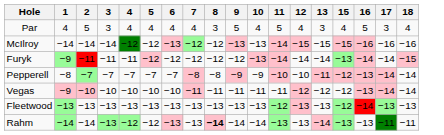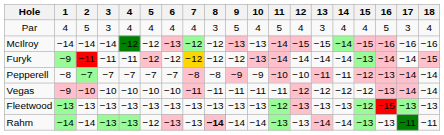+ column: (344, 12)
(194, 59) no background -> (194, 59) gold background
(365, 106) −14 -> (386, 106) −15
(130, 122) −12 -> (130, 122) −13
